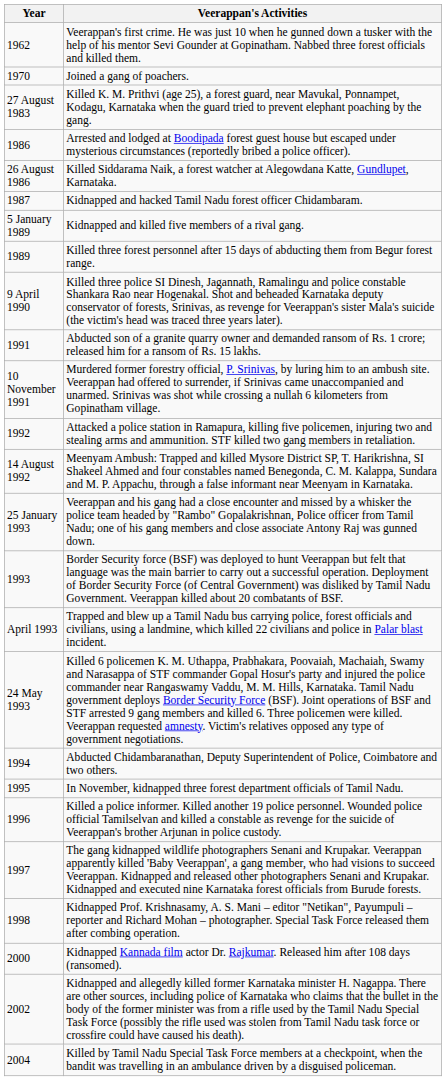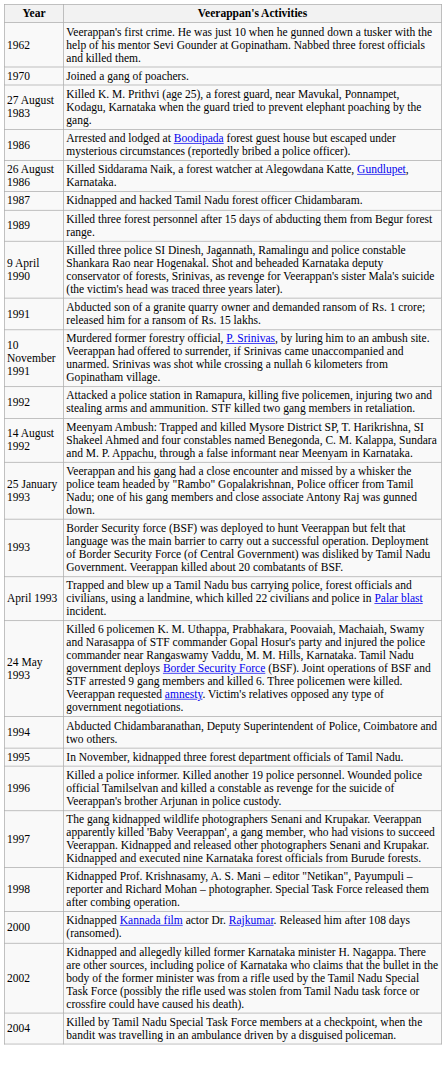- row: (185, 225)
